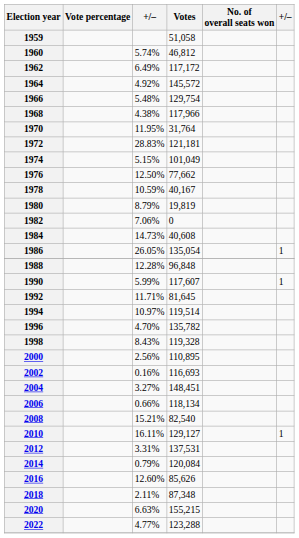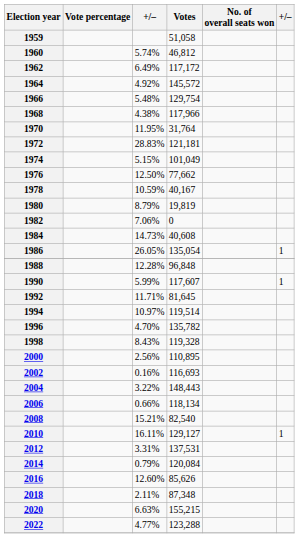(147, 388) 3.27% -> (147, 388) 3.22%
(184, 388) 148,451 -> (184, 388) 148,443
